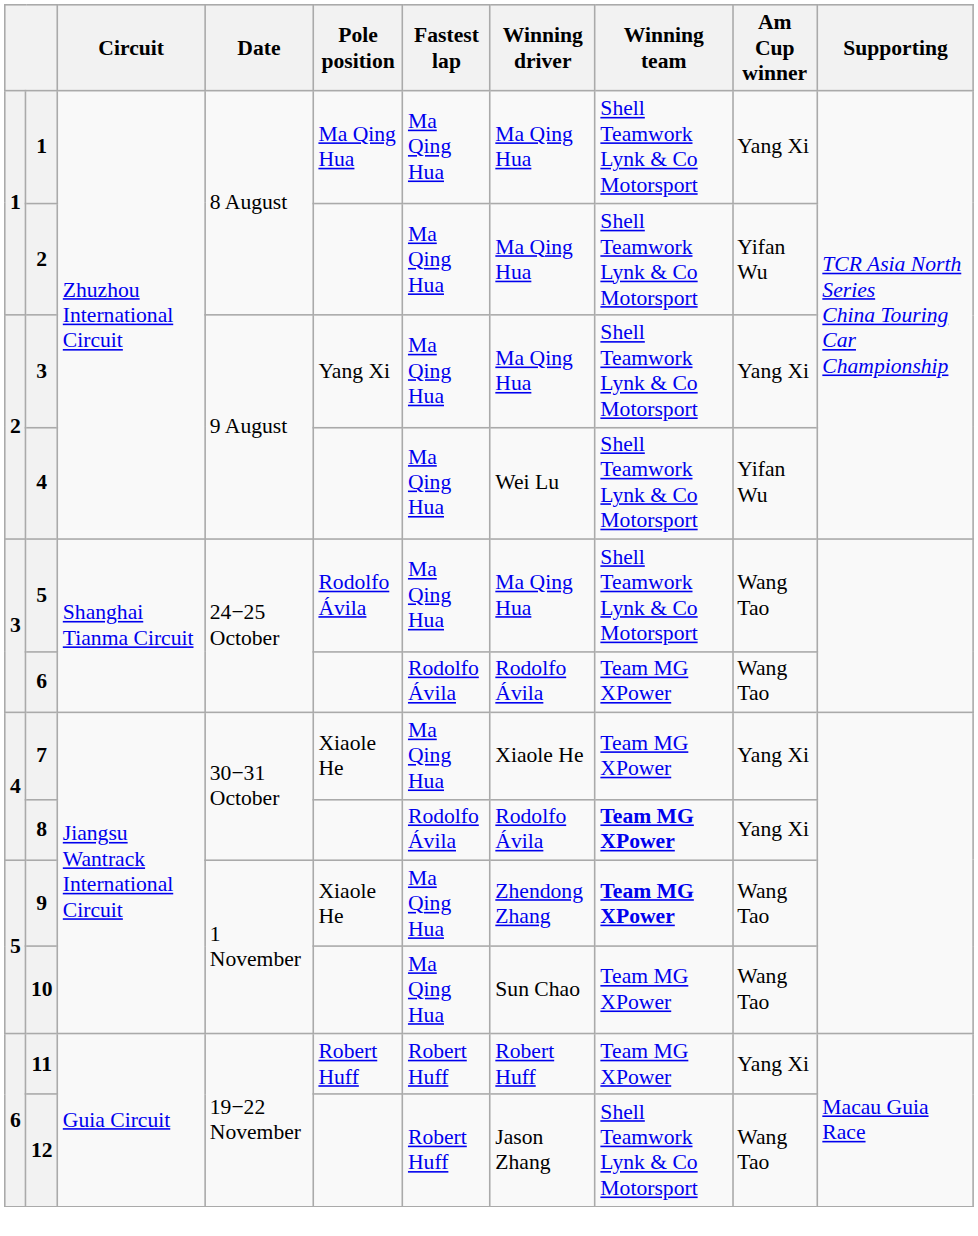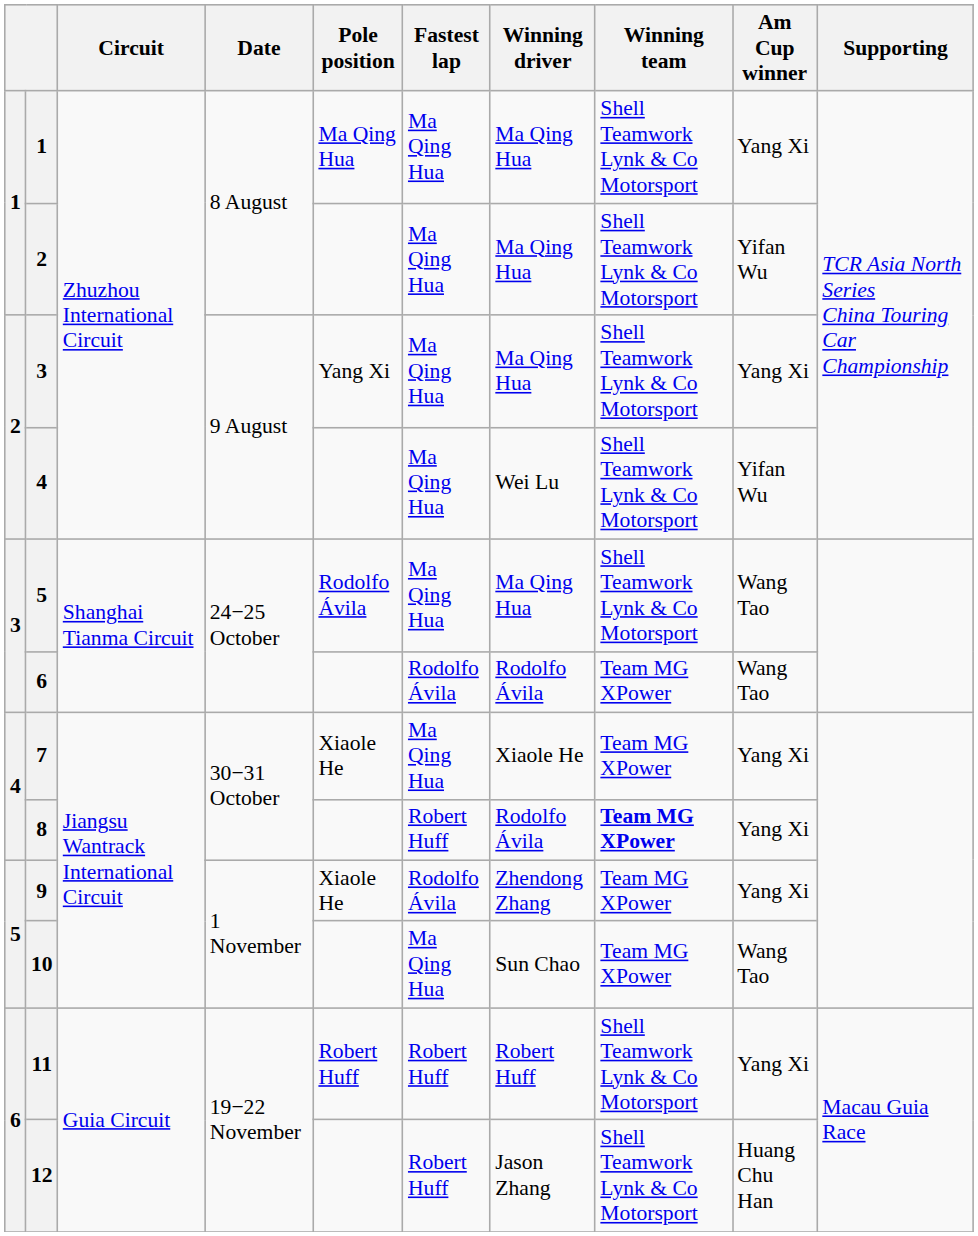(443, 828) Rodolfo Ávila -> (437, 828) Robert Huff
(430, 902) Ma Qing Hua -> (443, 889) Rodolfo Ávila
(647, 902) bold -> (644, 889) normal
(762, 902) Wang Tao -> (773, 889) Yang Xi
(644, 1063) Team MG XPower -> (649, 1063) Shell Teamwork Lynk & Co Motorsport
(762, 1149) Wang Tao -> (766, 1175) Huang Chu Han
